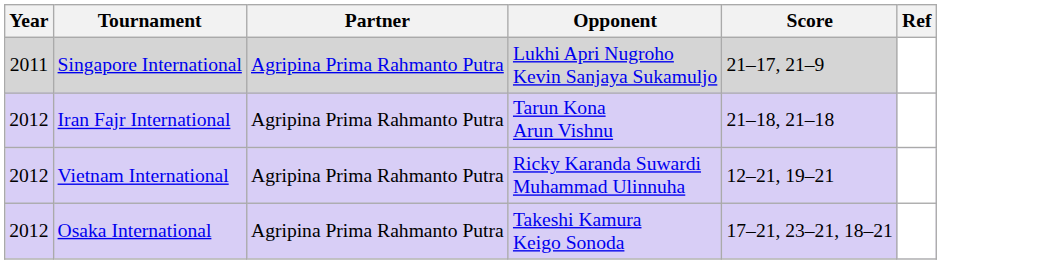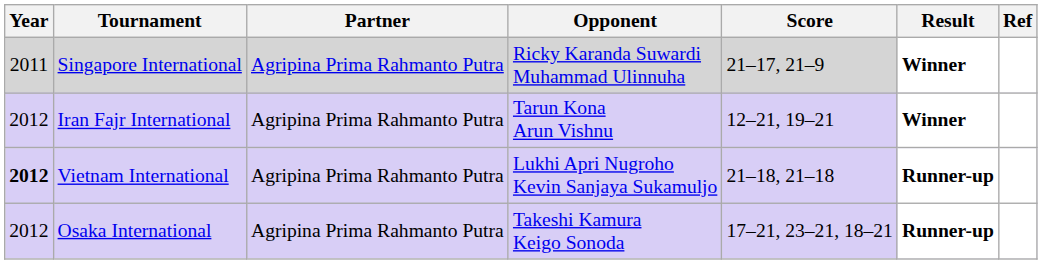+ column: (948, 21)
(615, 64) Lukhi Apri Nugroho Kevin Sanjaya Sukamuljo -> (607, 64) Ricky Karanda Suwardi Muhammad Ulinnuha
(780, 120) 21–18, 21–18 -> (780, 120) 12–21, 19–21
(29, 175) normal -> (29, 175) bold
(607, 175) Ricky Karanda Suwardi Muhammad Ulinnuha -> (615, 175) Lukhi Apri Nugroho Kevin Sanjaya Sukamuljo
(780, 175) 12–21, 19–21 -> (780, 175) 21–18, 21–18
